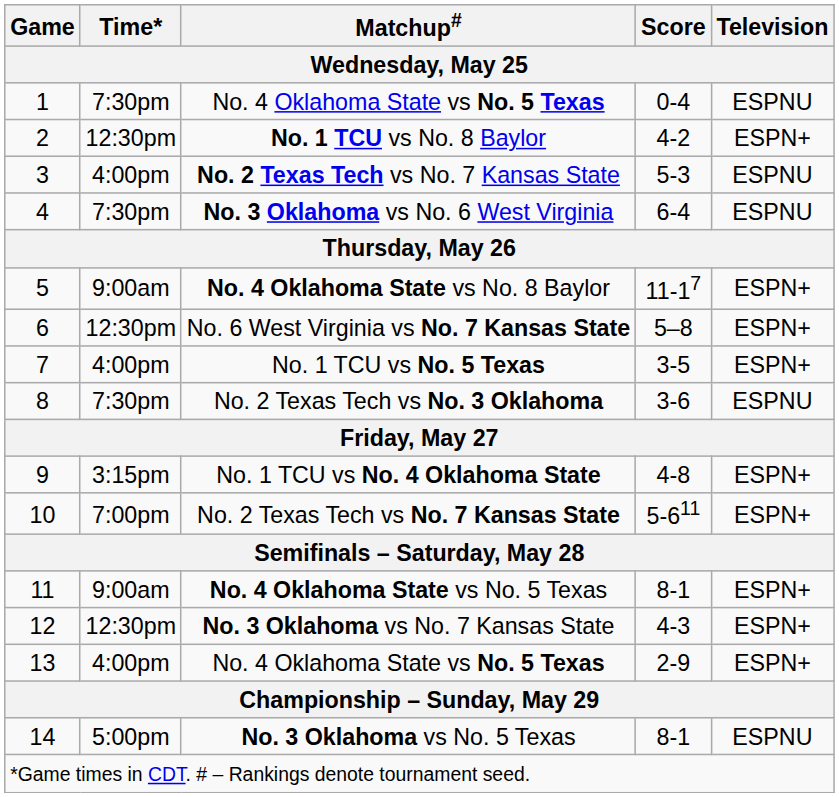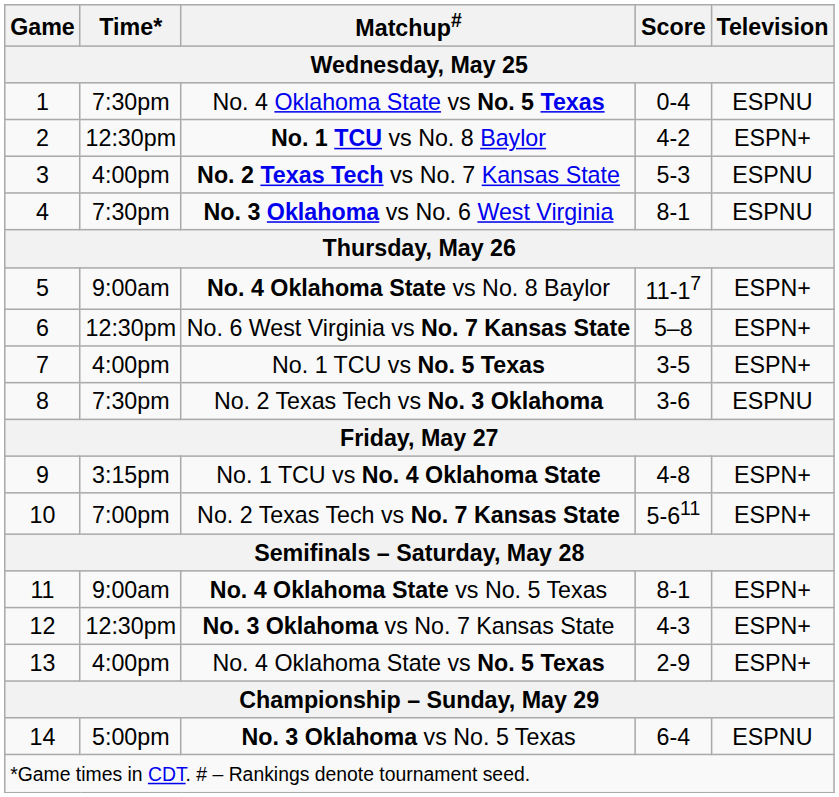(673, 212) 6-4 -> (673, 212) 8-1
(673, 737) 8-1 -> (673, 737) 6-4
